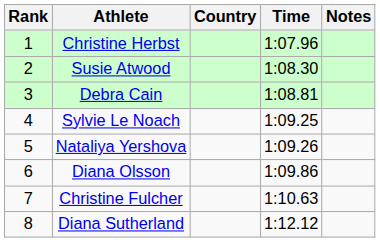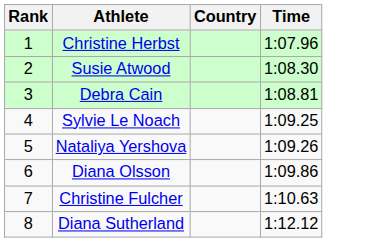- column: (349, 17)
